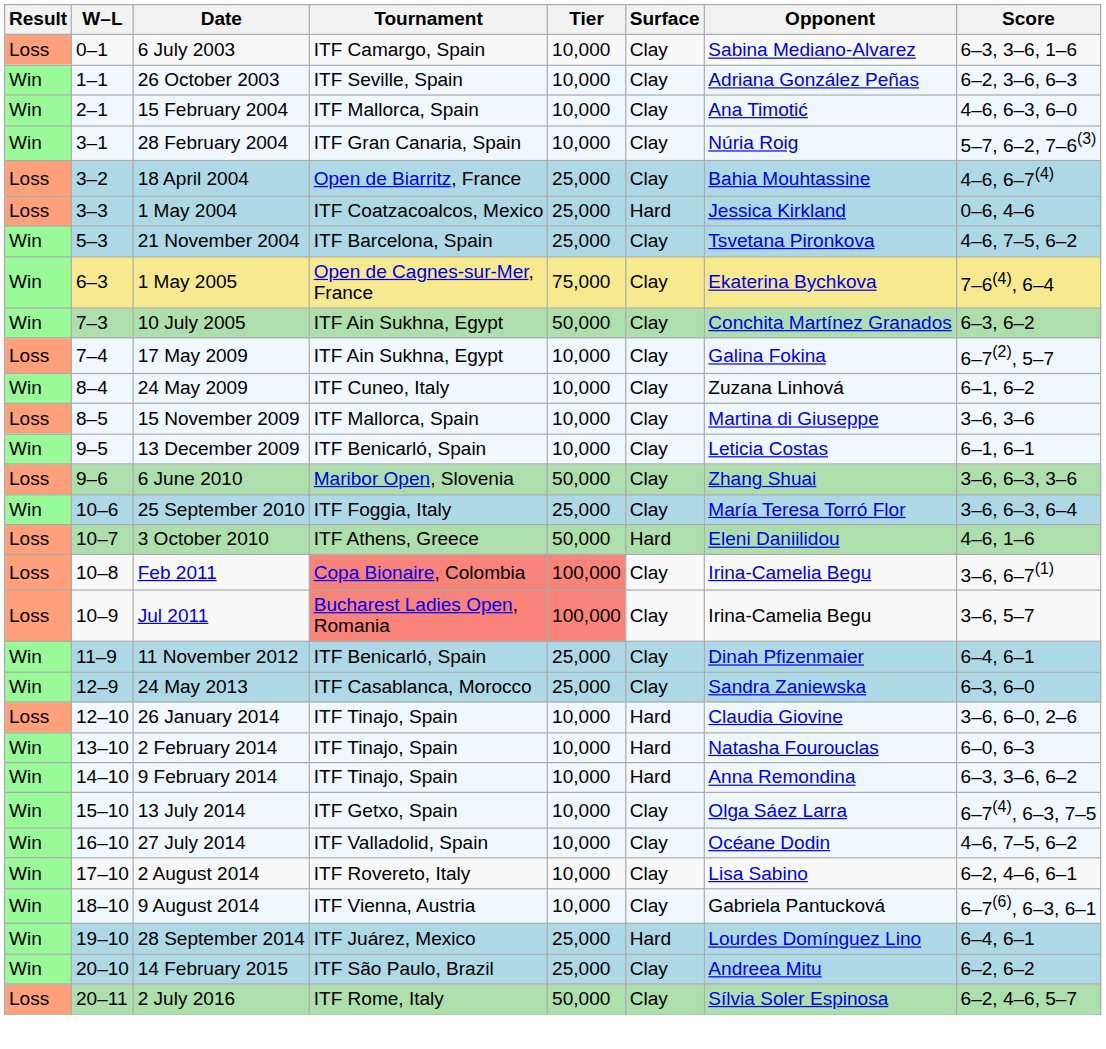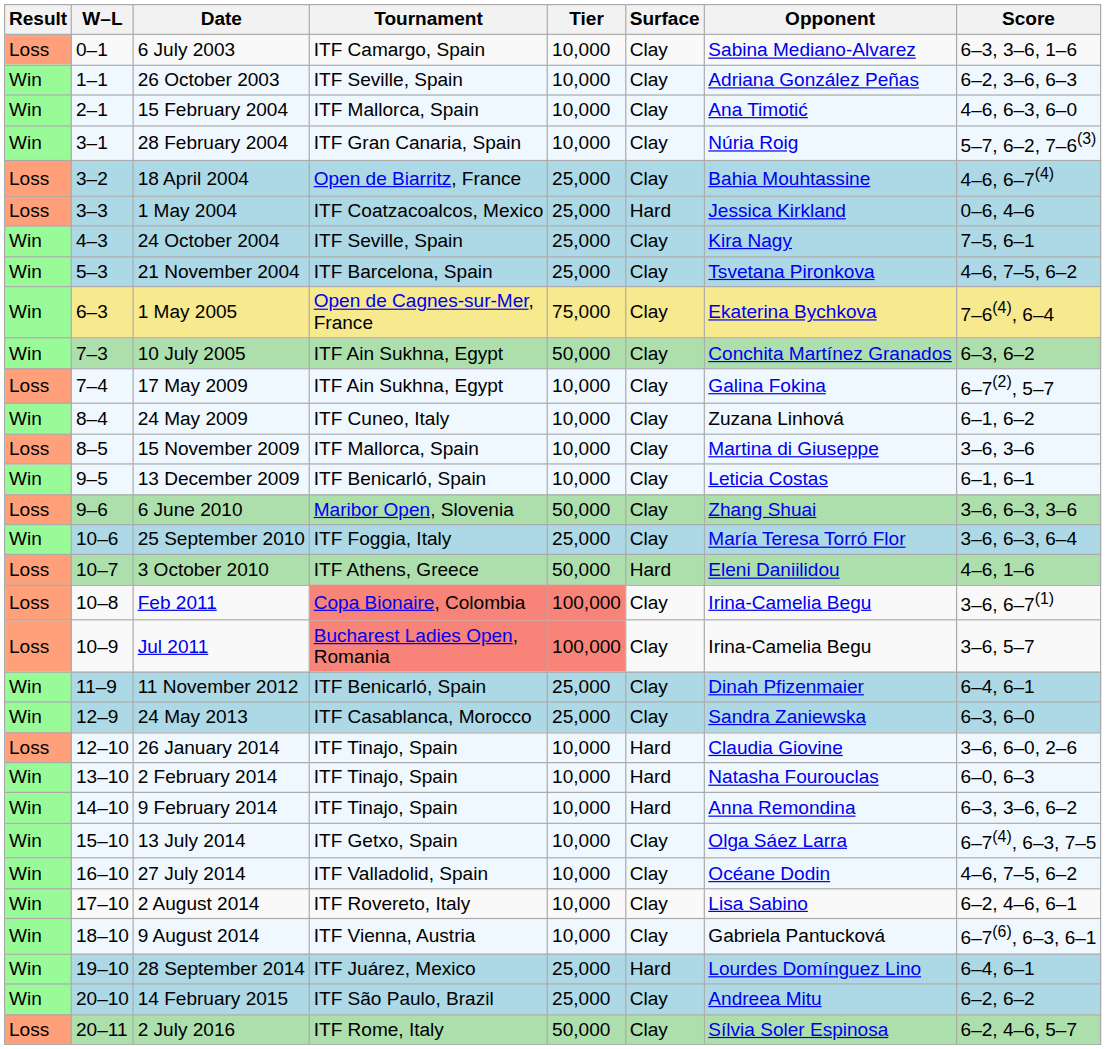+ row: (209, 241)
